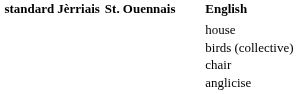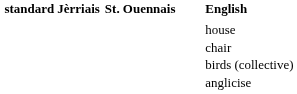rows swapped: (249, 47) <-> (218, 65)
